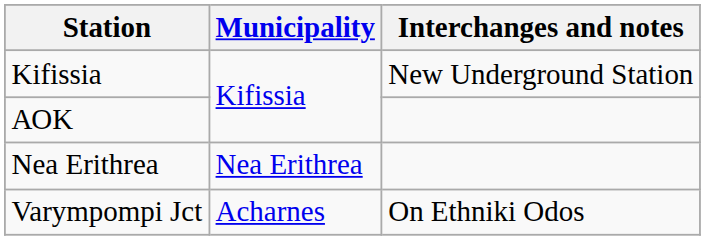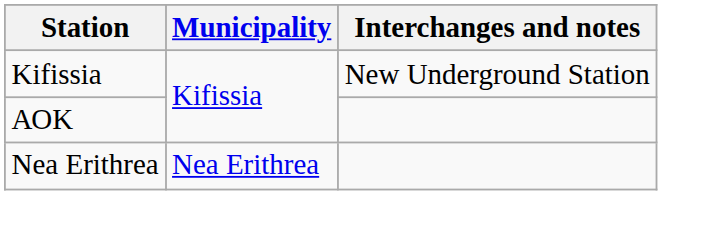- row: (107, 211)
